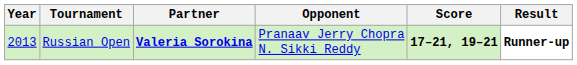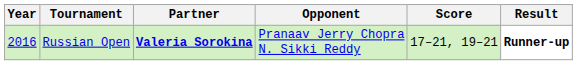(22, 42) 2013 -> (22, 42) 2016
(454, 42) bold -> (454, 42) normal
